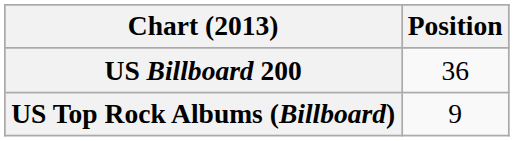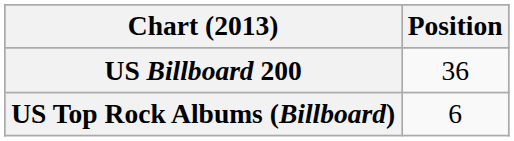(455, 113) 9 -> (455, 113) 6
